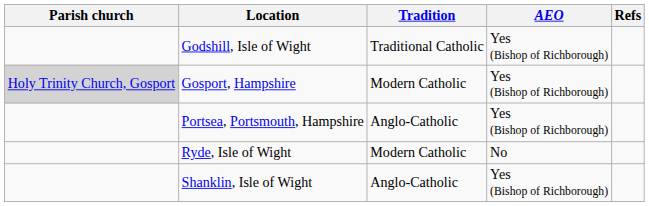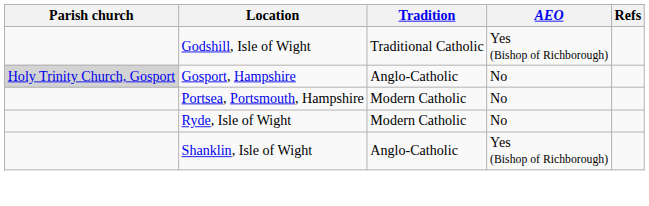(418, 84) Modern Catholic -> (414, 76) Anglo-Catholic
(549, 84) Yes (Bishop of Richborough) -> (499, 76) No
(414, 122) Anglo-Catholic -> (418, 98) Modern Catholic
(549, 122) Yes (Bishop of Richborough) -> (499, 98) No
